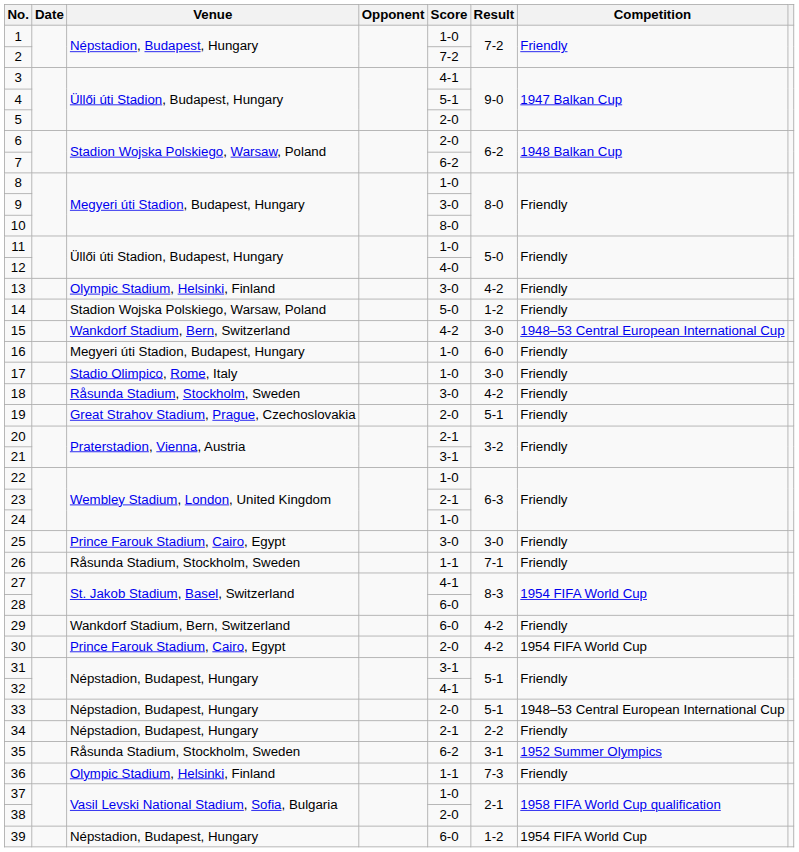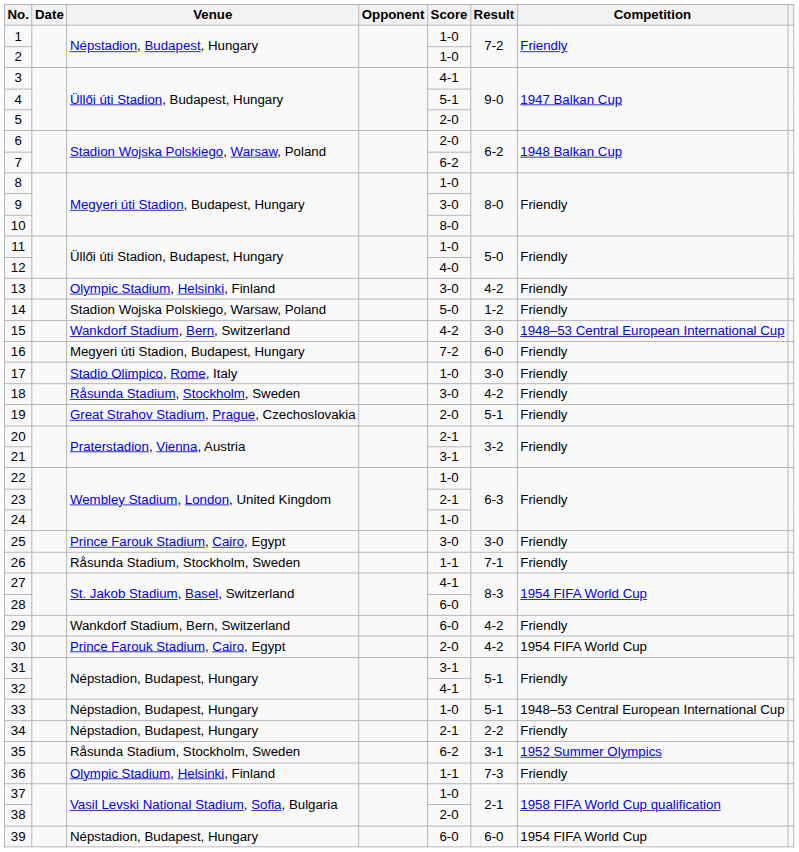(449, 57) 7-2 -> (449, 57) 1-0
(449, 352) 1-0 -> (449, 352) 7-2
(449, 710) 2-0 -> (449, 710) 1-0
(494, 836) 1-2 -> (494, 836) 6-0
